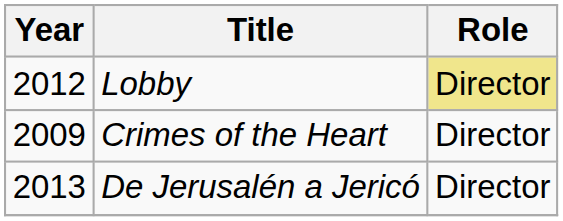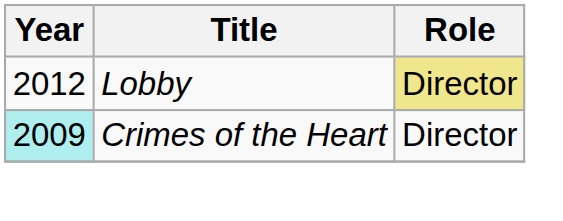(49, 135) no background -> (49, 135) paleturquoise background
- row: (261, 187)
